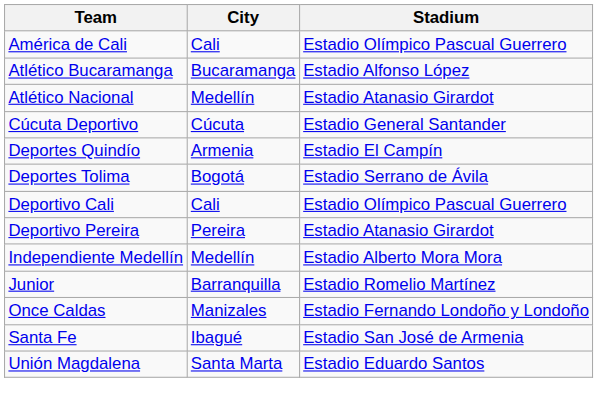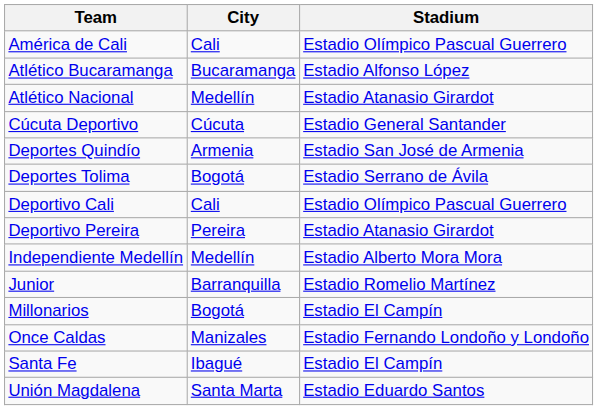(373, 151) Estadio El Campín -> (413, 151) Estadio San José de Armenia
+ row: (49, 310)
(413, 337) Estadio San José de Armenia -> (373, 364) Estadio El Campín
